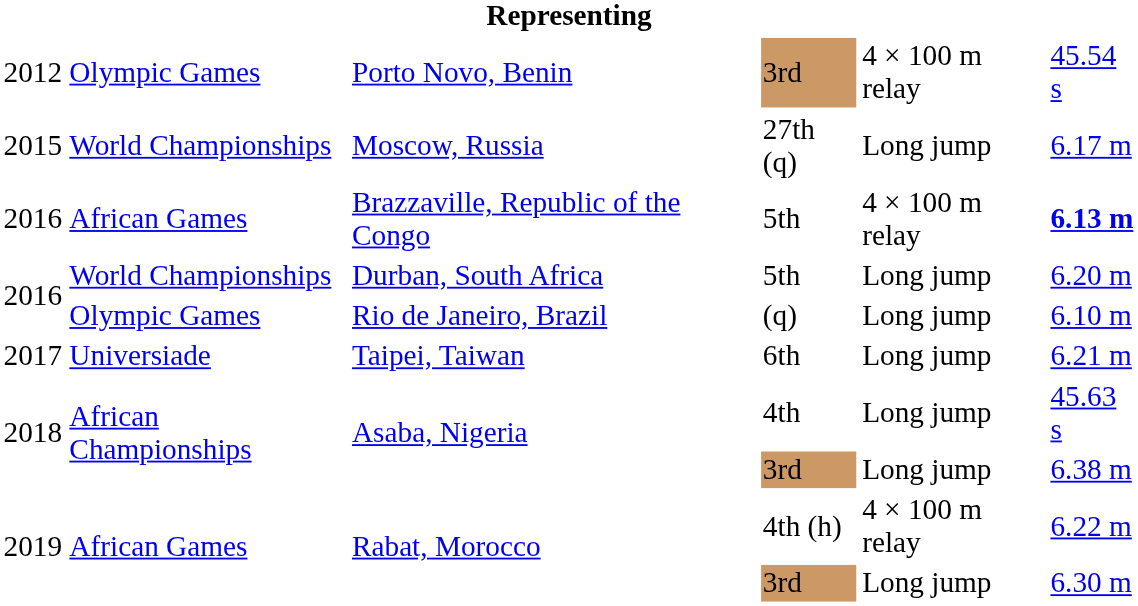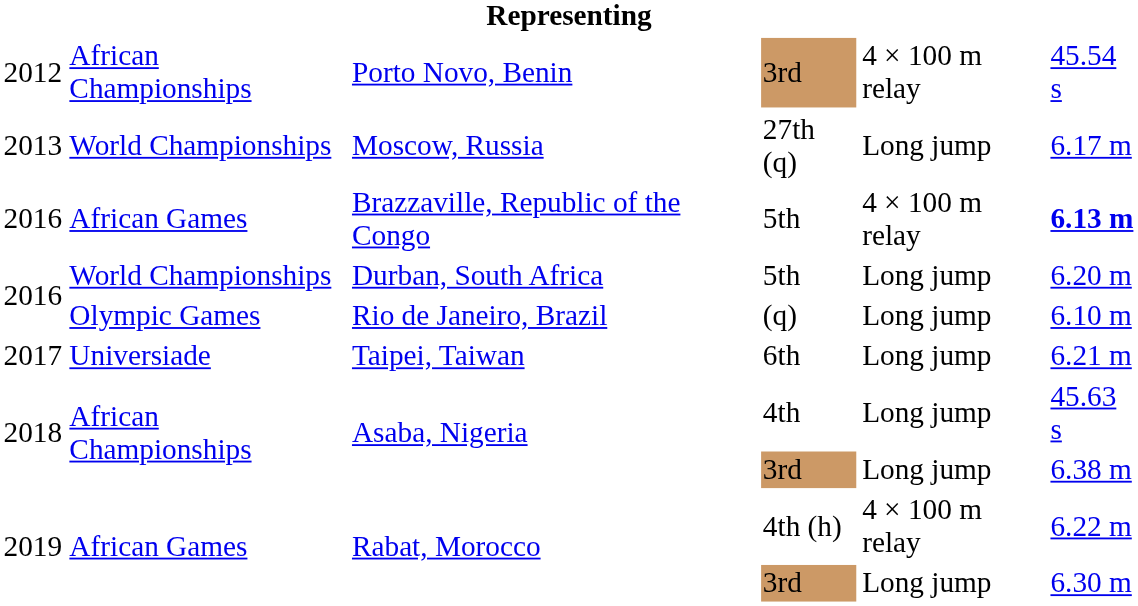(165, 72) Olympic Games -> (160, 72) African Championships
(33, 145) 2015 -> (33, 145) 2013
